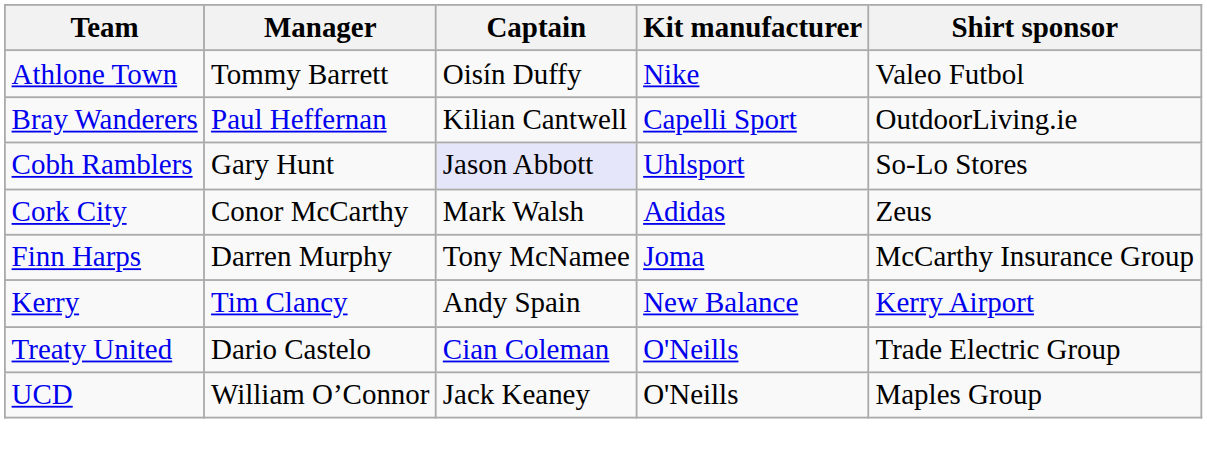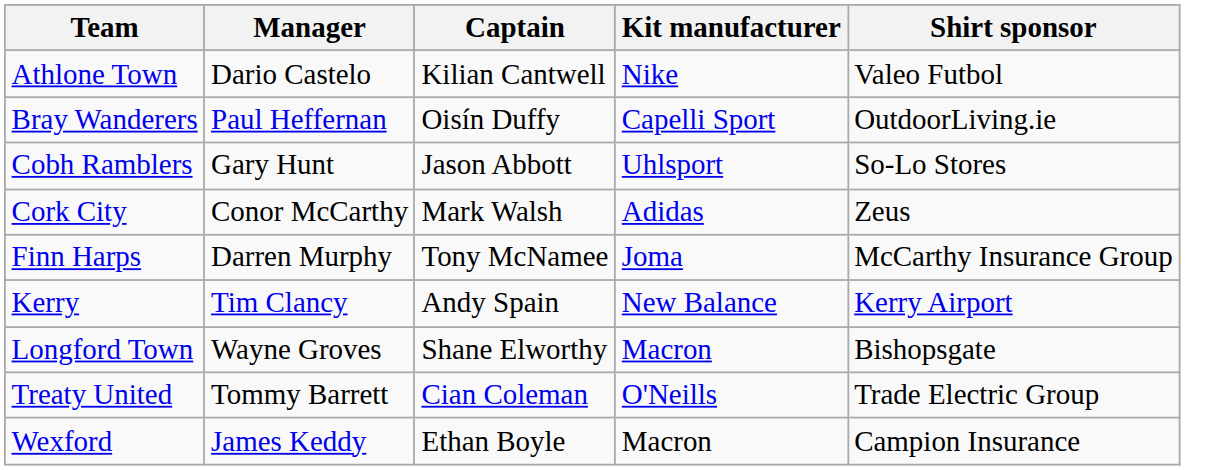(300, 73) Tommy Barrett -> (291, 73) Dario Castelo
(512, 73) Oisín Duffy -> (514, 73) Kilian Cantwell
(535, 119) Kilian Cantwell -> (491, 119) Oisín Duffy
(518, 165) lavender background -> (497, 165) no background
+ row: (102, 348)
(291, 348) Dario Castelo -> (300, 394) Tommy Barrett
- row: (42, 394)
+ row: (62, 440)
